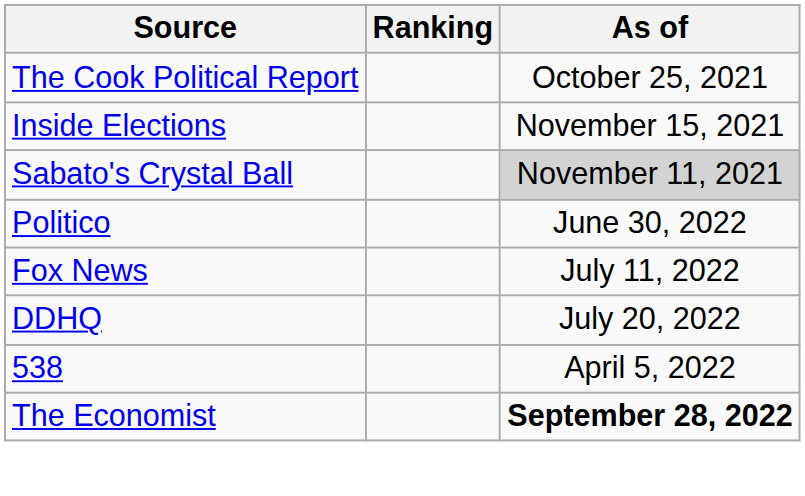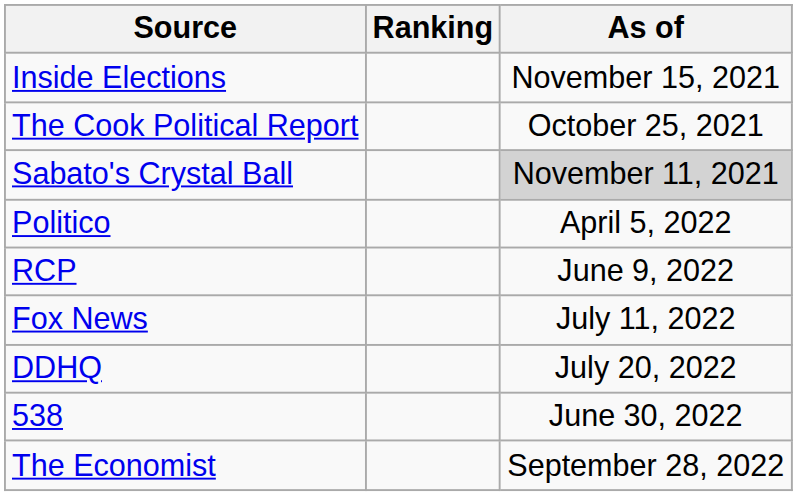rows swapped: (185, 77) <-> (119, 125)
(650, 222) June 30, 2022 -> (646, 222) April 5, 2022
+ row: (44, 271)
(650, 367) April 5, 2022 -> (646, 416) June 30, 2022
(650, 416) bold -> (646, 464) normal
